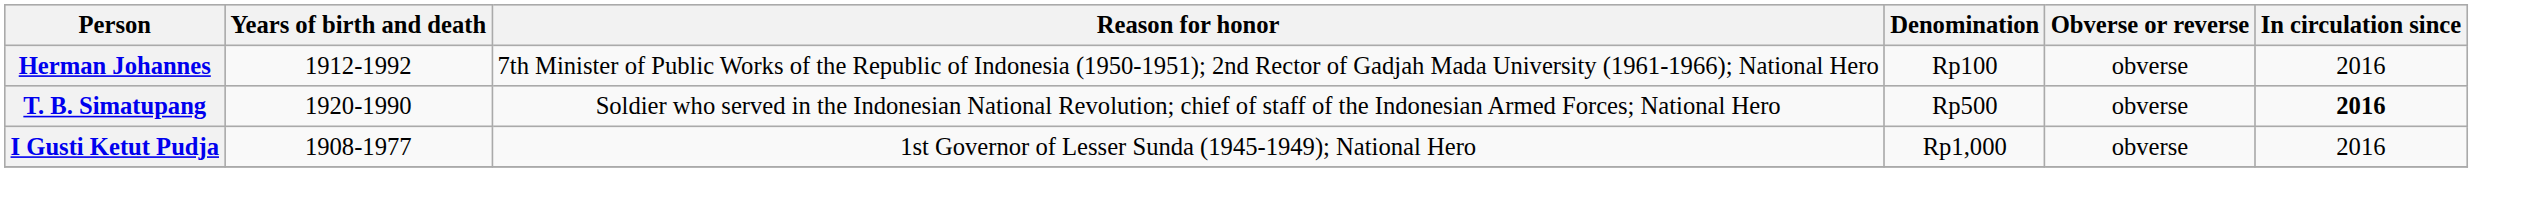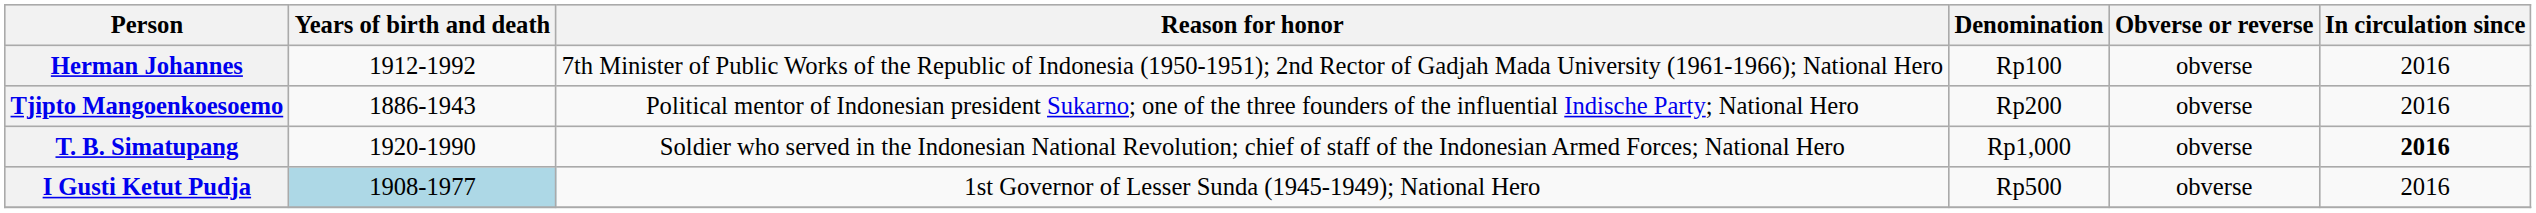+ row: (147, 106)
(1965, 106) Rp500 -> (2029, 146) Rp1,000
(358, 146) no background -> (422, 187) lightblue background
(1965, 146) Rp1,000 -> (2029, 187) Rp500
